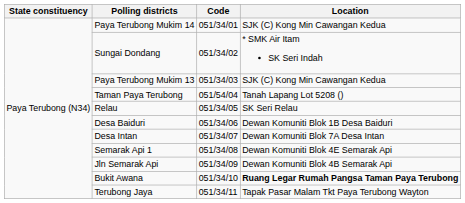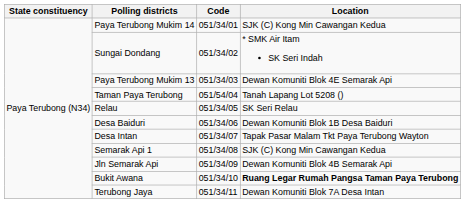(314, 80) SJK (C) Kong Min Cawangan Kedua -> (317, 80) Dewan Komuniti Blok 4E Semarak Api
(313, 136) Dewan Komuniti Blok 7A Desa Intan -> (335, 136) Tapak Pasar Malam Tkt Paya Terubong Wayton
(317, 150) Dewan Komuniti Blok 4E Semarak Api -> (314, 150) SJK (C) Kong Min Cawangan Kedua
(335, 192) Tapak Pasar Malam Tkt Paya Terubong Wayton -> (313, 192) Dewan Komuniti Blok 7A Desa Intan
